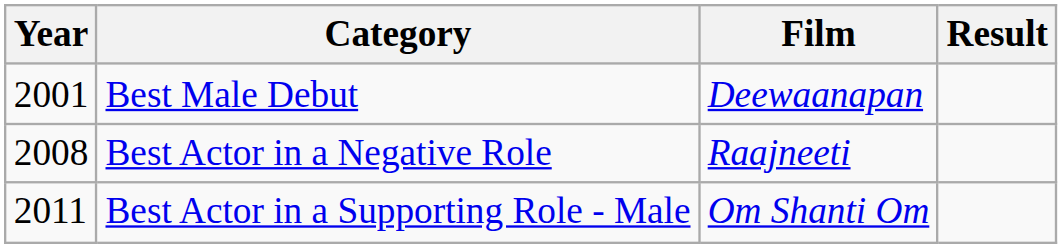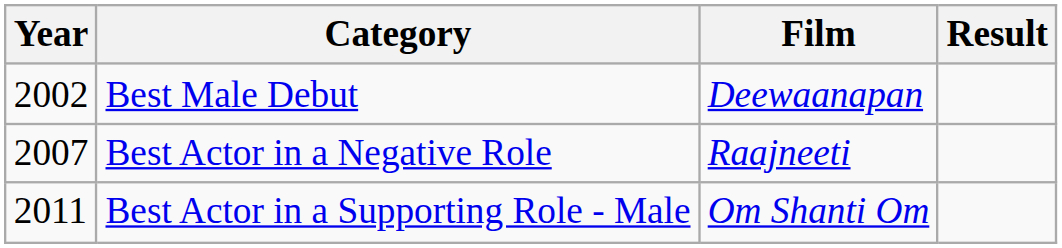(51, 93) 2001 -> (51, 93) 2002
(51, 152) 2008 -> (51, 152) 2007
